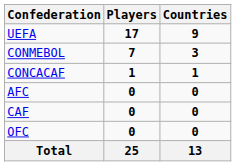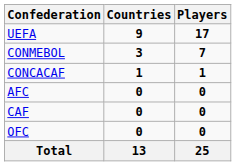columns swapped: (195, 14) <-> (132, 14)
